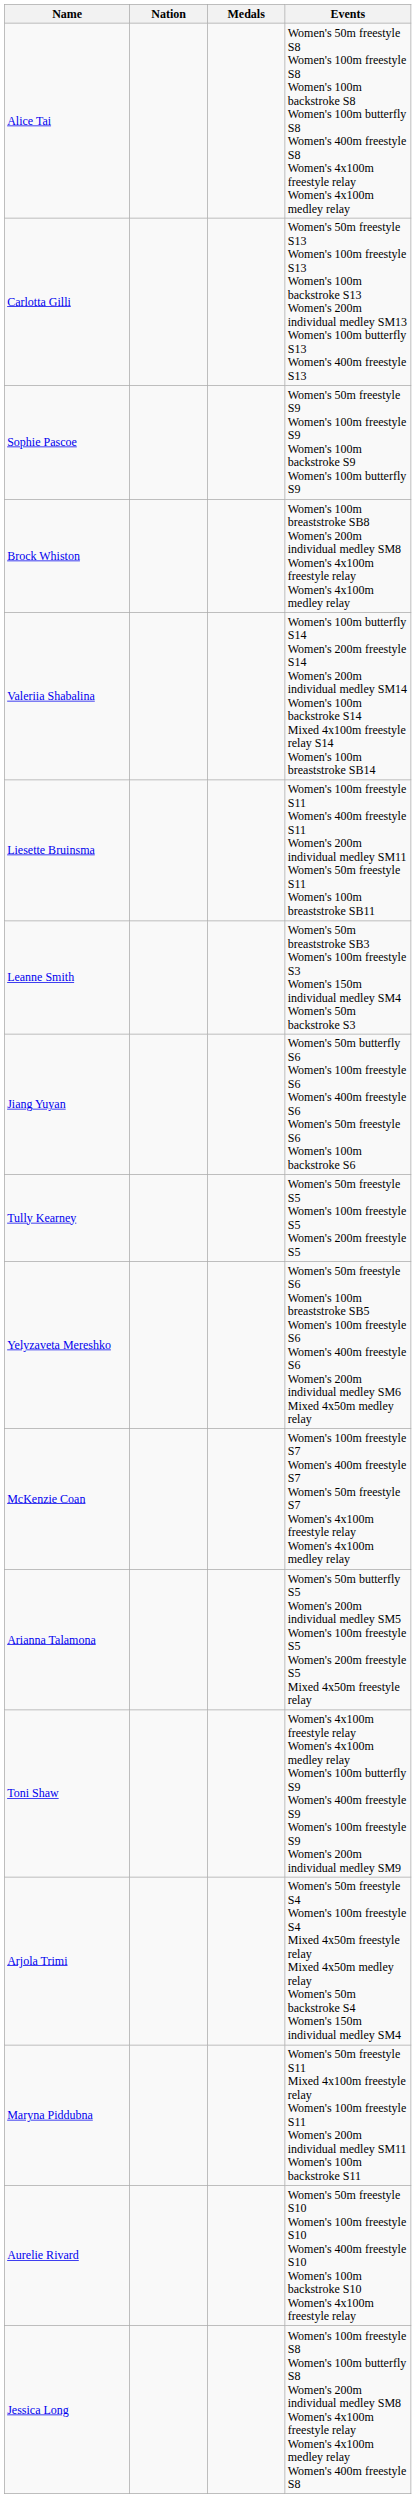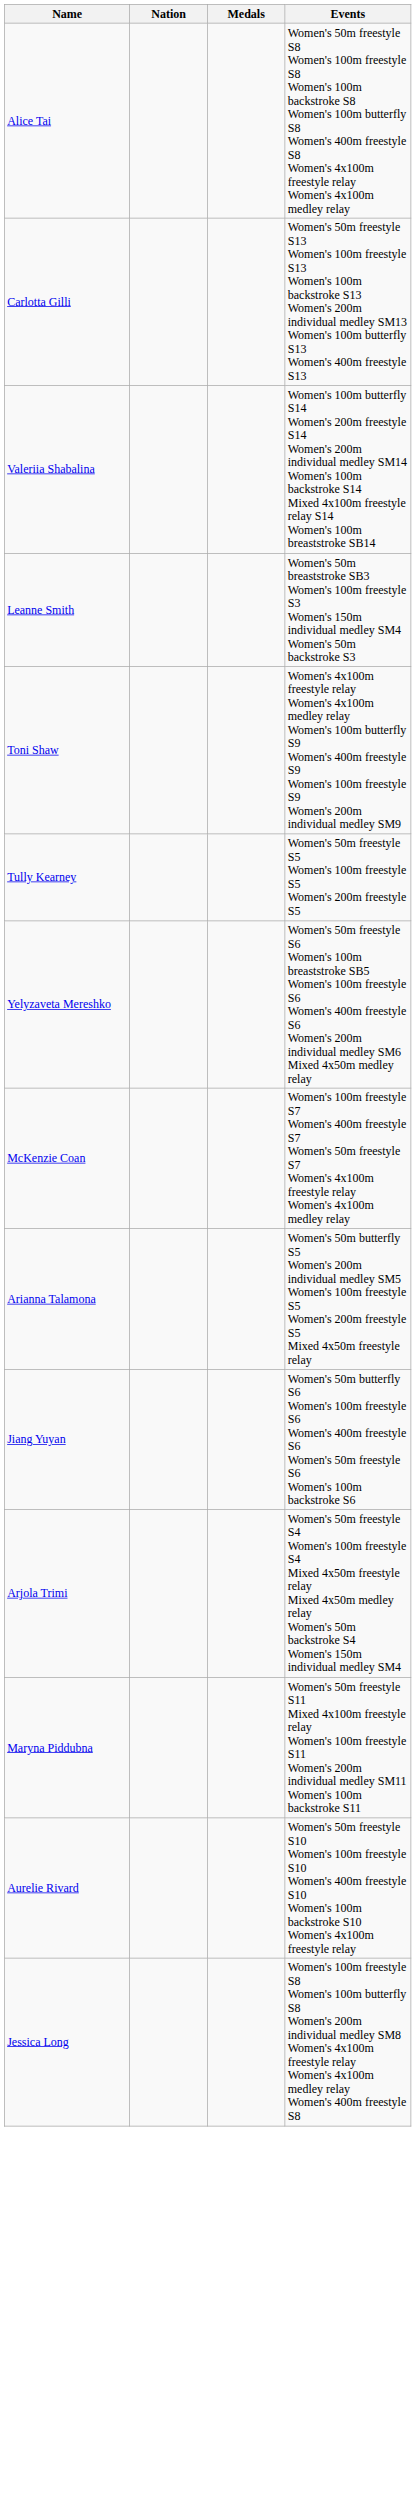- row: (42, 442)
- row: (44, 555)
- row: (51, 850)
rows swapped: (36, 1104) <-> (33, 1793)
